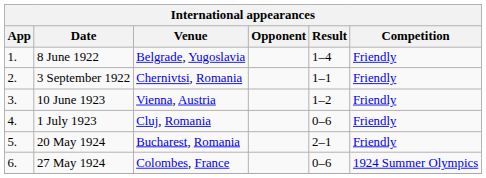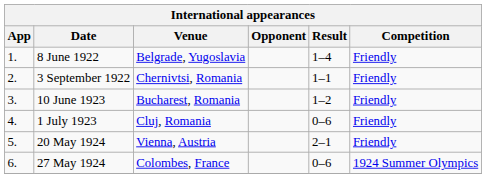(176, 100) Vienna, Austria -> (188, 100) Bucharest, Romania
(188, 142) Bucharest, Romania -> (176, 142) Vienna, Austria
